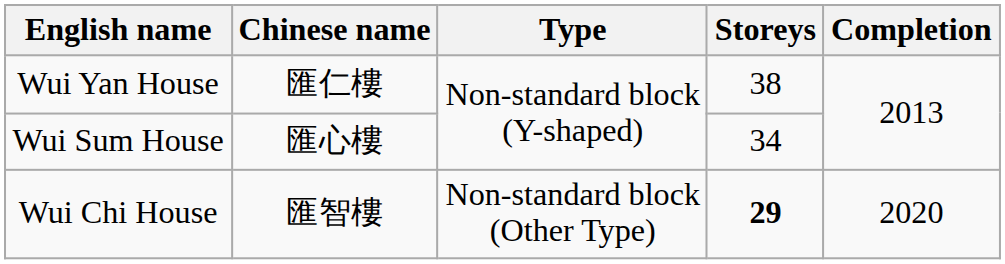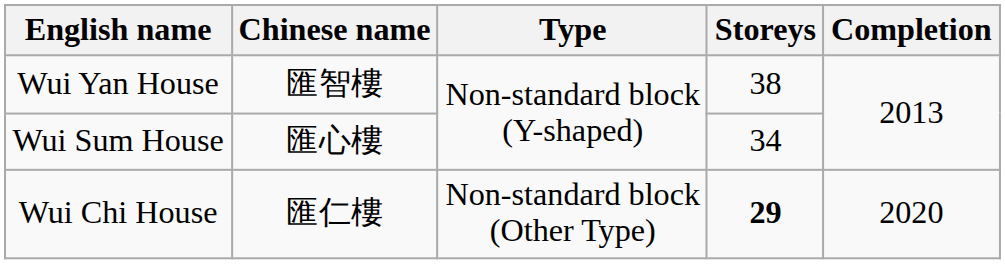(335, 83) 匯仁樓 -> (335, 83) 匯智樓
(335, 212) 匯智樓 -> (335, 212) 匯仁樓
